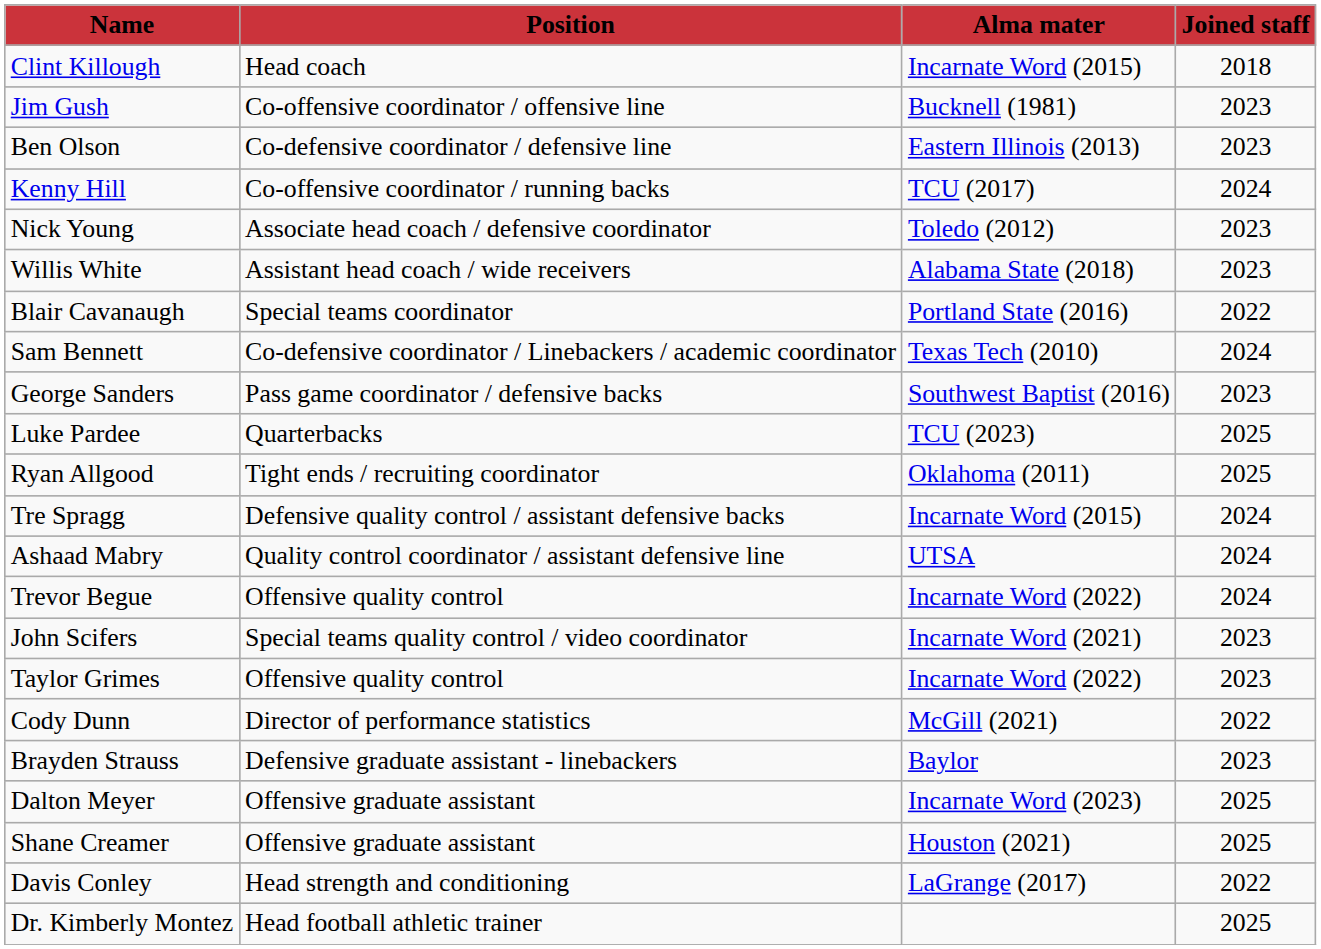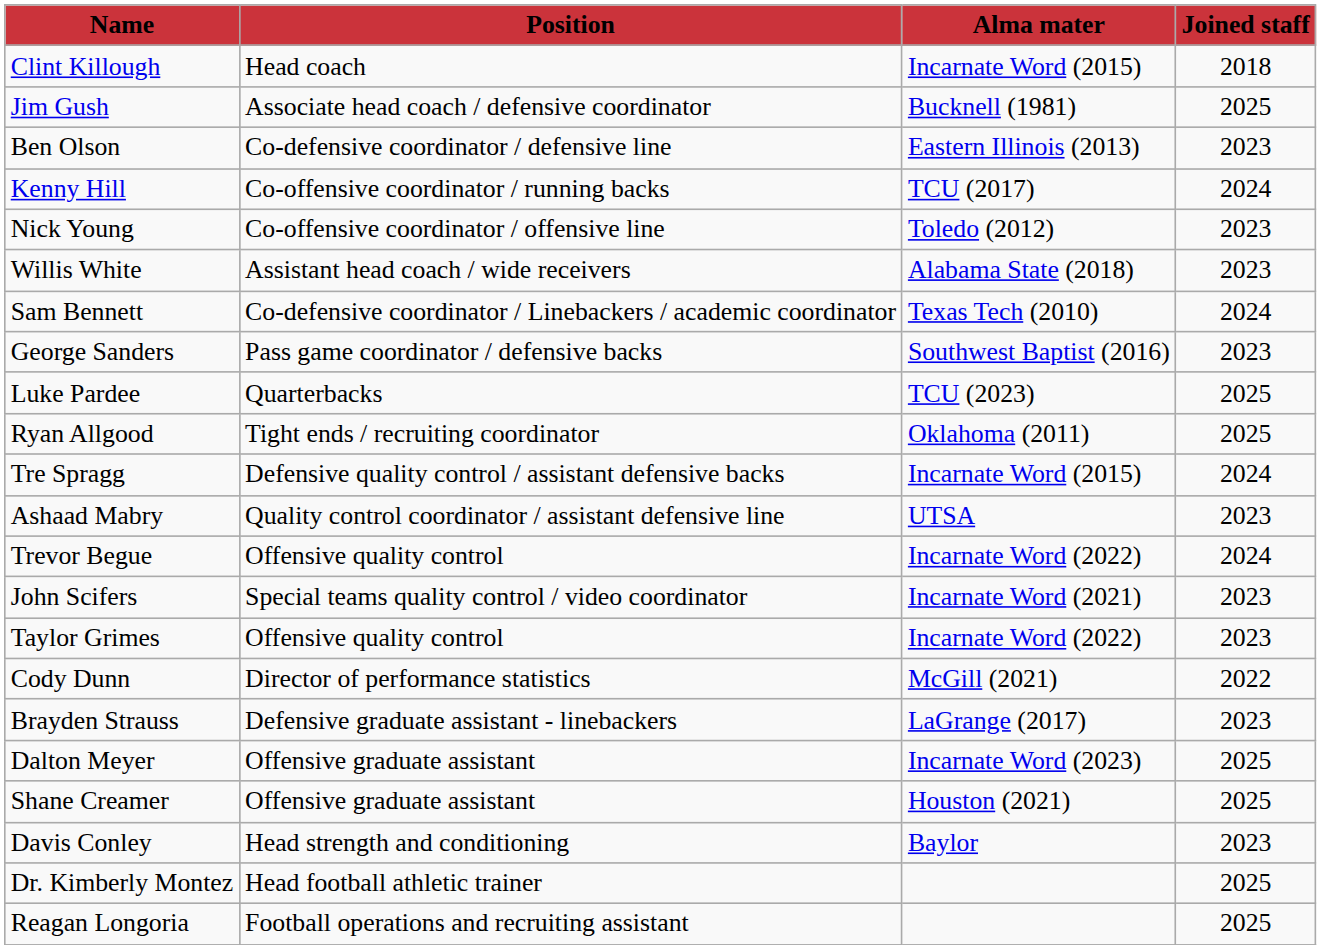(455, 106) Co-offensive coordinator / offensive line -> (478, 106) Associate head coach / defensive coordinator
(1246, 106) 2023 -> (1246, 106) 2025
(478, 229) Associate head coach / defensive coordinator -> (455, 229) Co-offensive coordinator / offensive line
- row: (98, 310)
(1246, 556) 2024 -> (1246, 515) 2023
(943, 760) Baylor -> (997, 719) LaGrange (2017)
(997, 882) LaGrange (2017) -> (943, 842) Baylor
(1246, 882) 2022 -> (1246, 842) 2023
+ row: (100, 923)
